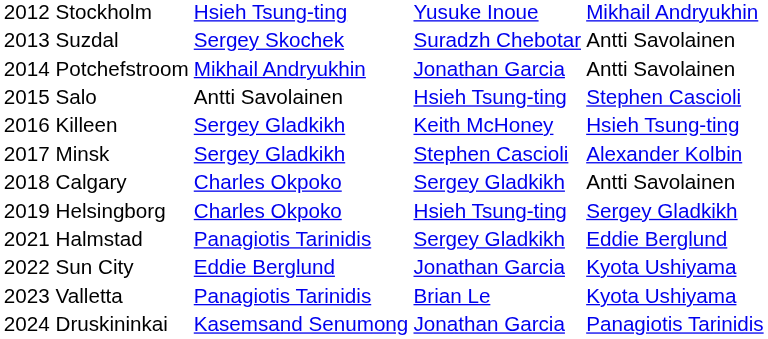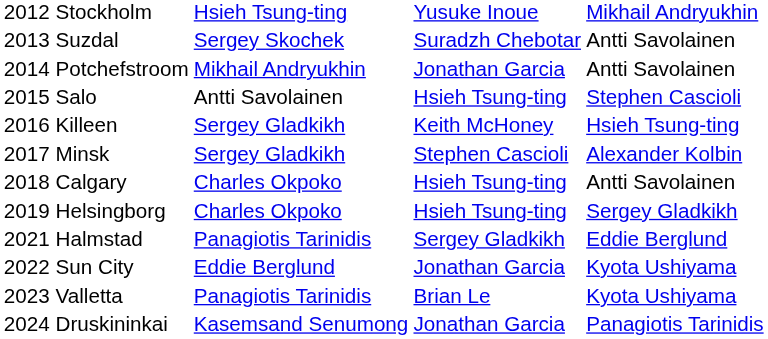(489, 182) Sergey Gladkikh -> (490, 182) Hsieh Tsung-ting
